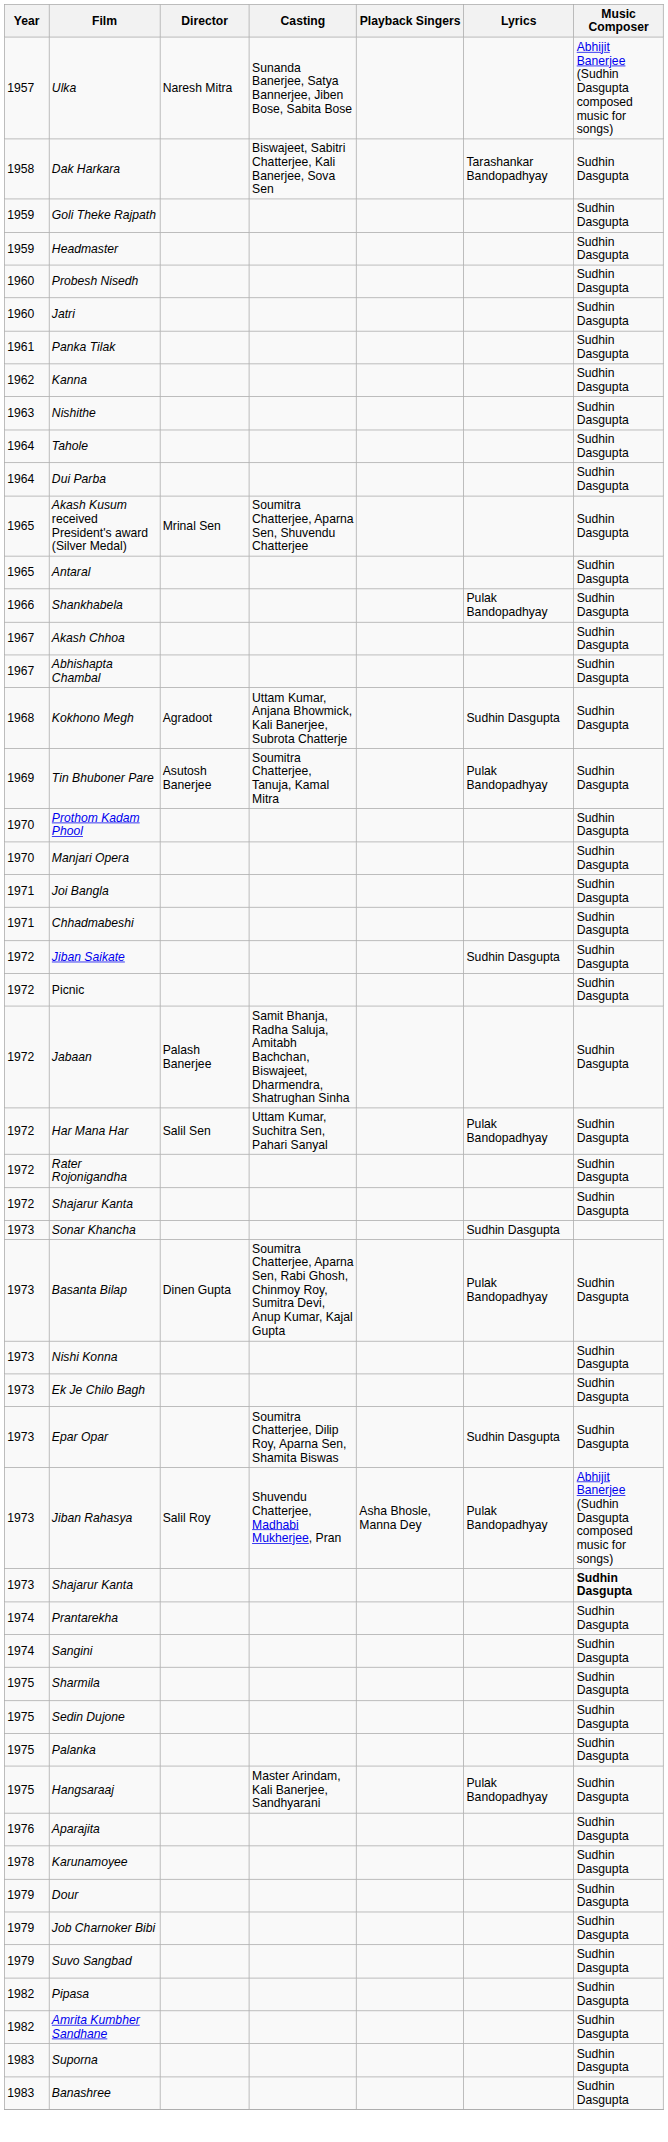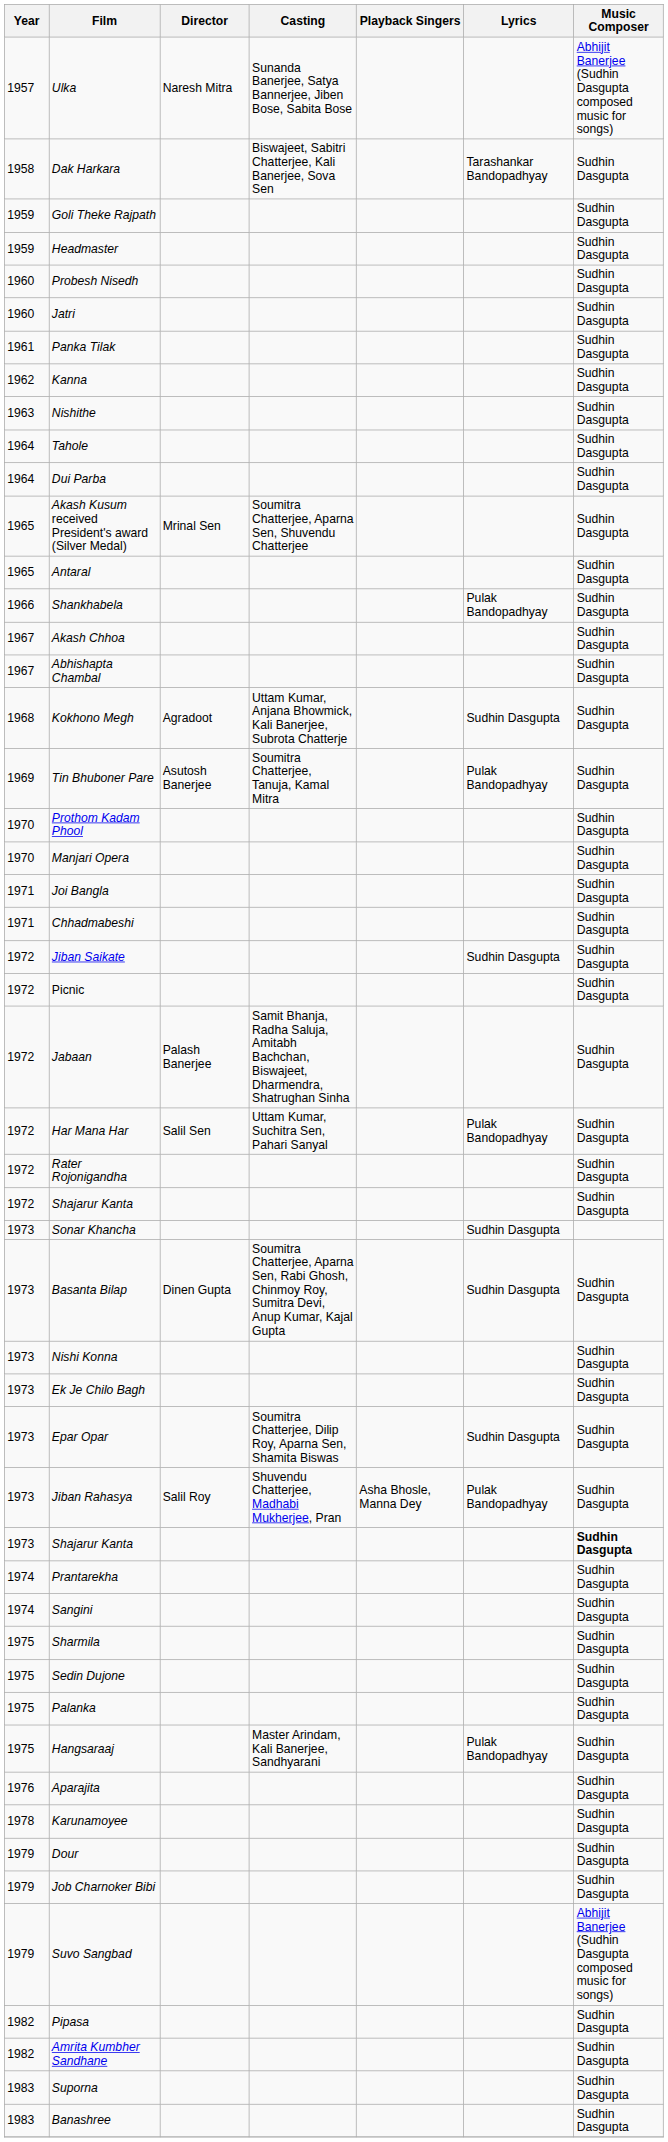(507, 1290) Pulak Bandopadhyay -> (513, 1290) Sudhin Dasgupta
(605, 1517) Abhijit Banerjee (Sudhin Dasgupta composed music for songs) -> (603, 1497) Sudhin Dasgupta
(603, 1961) Sudhin Dasgupta -> (605, 1954) Abhijit Banerjee (Sudhin Dasgupta composed music for songs)
